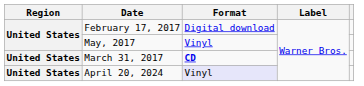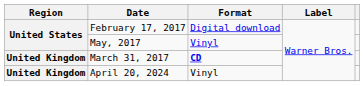(43, 58) United States -> (46, 58) United Kingdom
(43, 73) United States -> (46, 73) United Kingdom
(199, 73) lavender background -> (204, 73) no background
